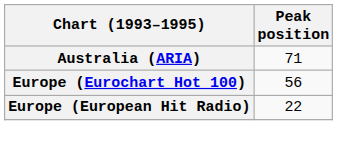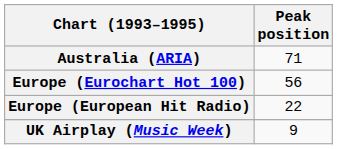+ row: (129, 131)
